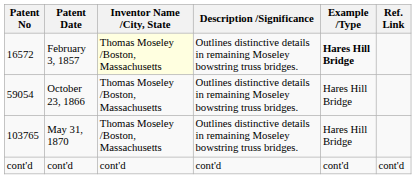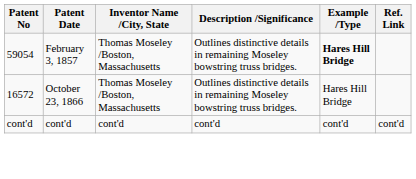(20, 54) 16572 -> (20, 54) 59054
(137, 54) lightyellow background -> (135, 54) no background
(20, 95) 59054 -> (20, 95) 16572
- row: (65, 136)
